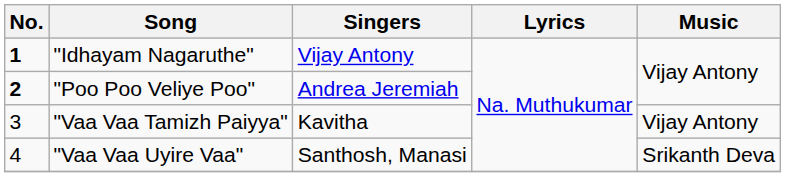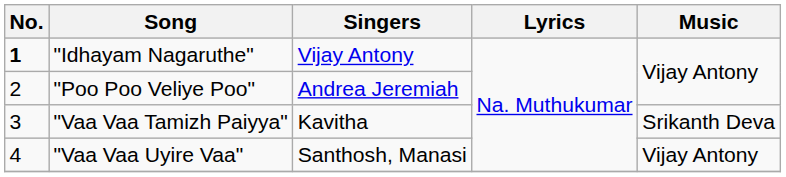(15, 88) bold -> (15, 88) normal
(700, 122) Vijay Antony -> (709, 122) Srikanth Deva
(709, 155) Srikanth Deva -> (700, 155) Vijay Antony
